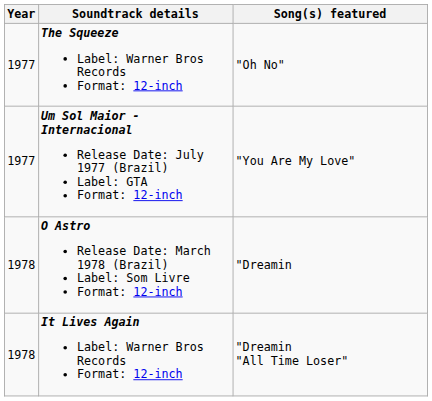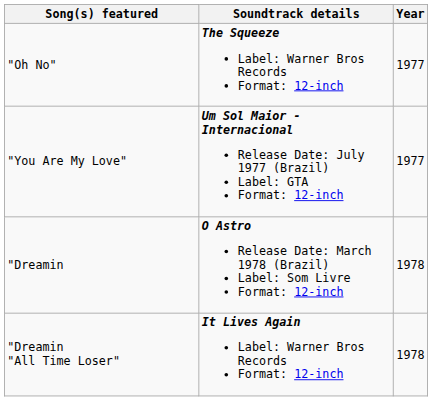columns swapped: (21, 14) <-> (330, 14)
